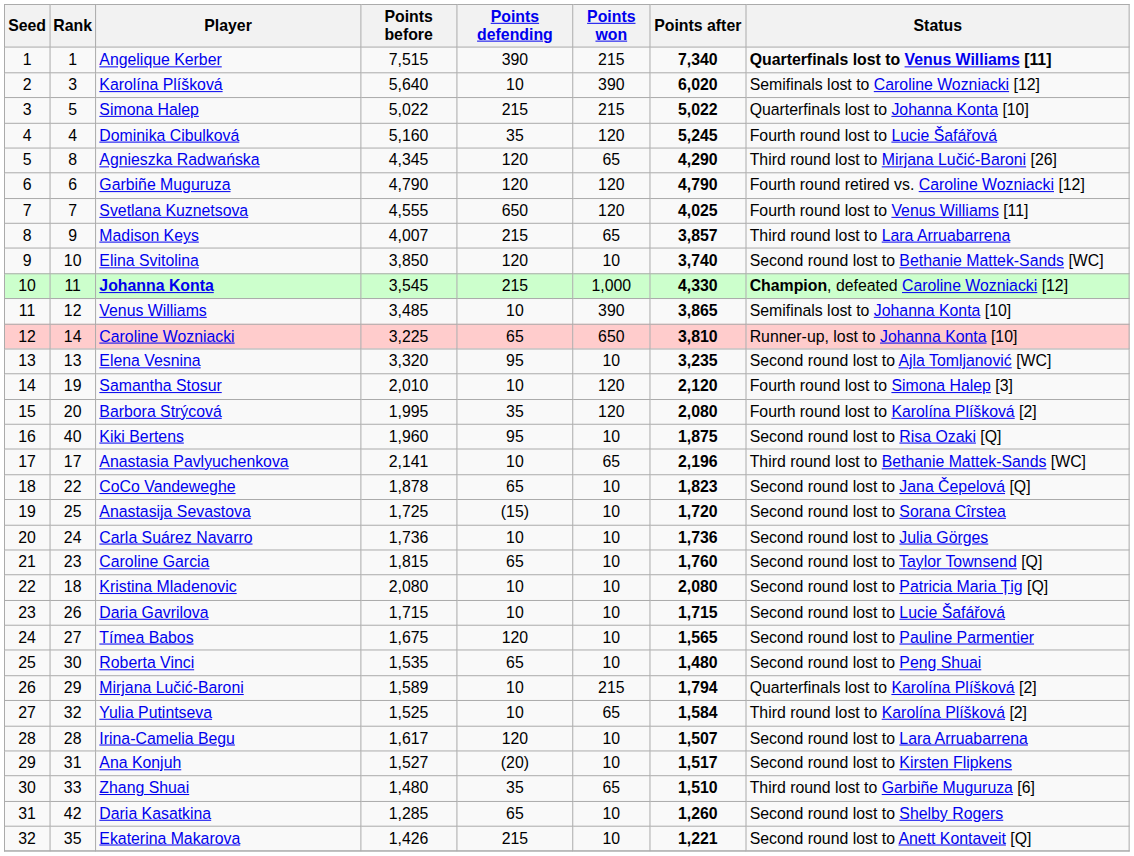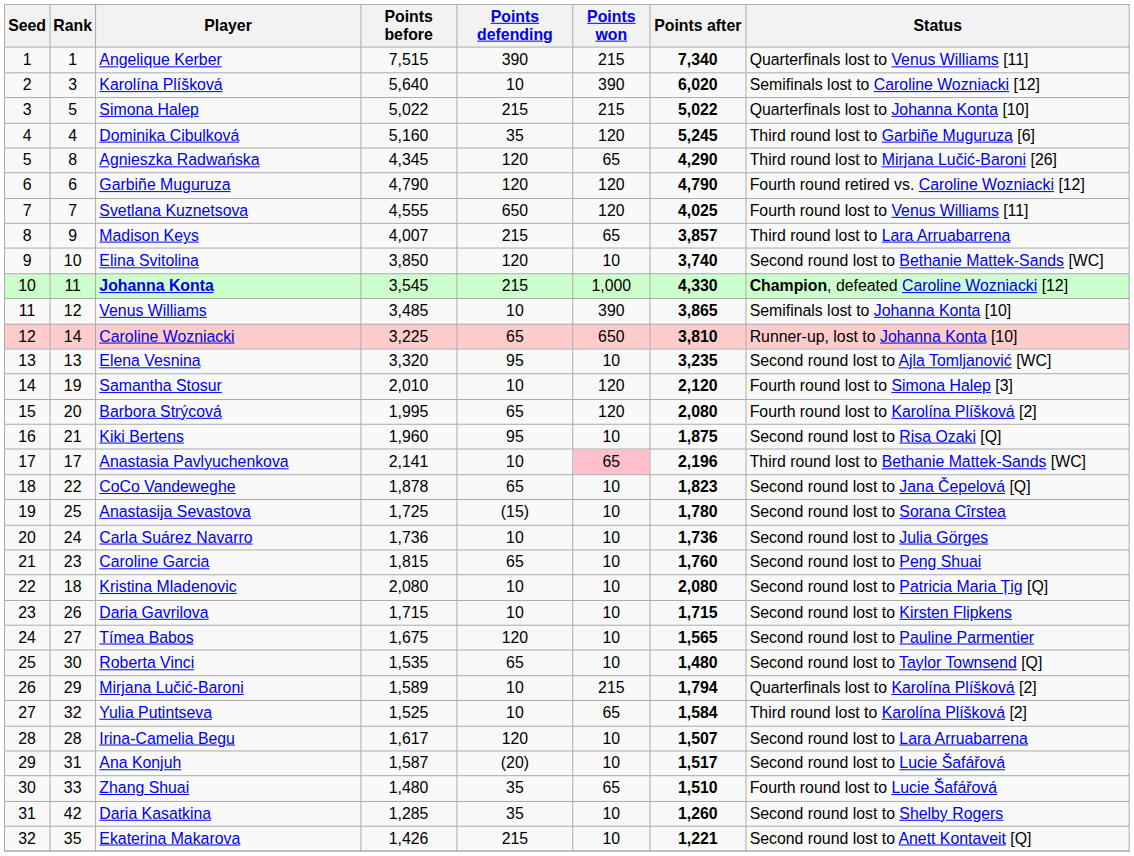(901, 60) bold -> (889, 60) normal
(873, 135) Fourth round lost to Lucie Šafářová -> (892, 135) Third round lost to Garbiñe Muguruza [6]
(515, 411) 35 -> (515, 411) 65
(73, 436) 40 -> (73, 436) 21
(611, 461) no background -> (611, 461) pink background
(698, 512) 1,720 -> (698, 512) 1,780
(896, 562) Second round lost to Taylor Townsend [Q] -> (865, 562) Second round lost to Peng Shuai
(877, 612) Second round lost to Lucie Šafářová -> (881, 612) Second round lost to Kirsten Flipkens
(865, 662) Second round lost to Peng Shuai -> (896, 662) Second round lost to Taylor Townsend [Q]
(409, 763) 1,527 -> (409, 763) 1,587
(881, 763) Second round lost to Kirsten Flipkens -> (877, 763) Second round lost to Lucie Šafářová
(892, 788) Third round lost to Garbiñe Muguruza [6] -> (873, 788) Fourth round lost to Lucie Šafářová
(515, 813) 65 -> (515, 813) 35
